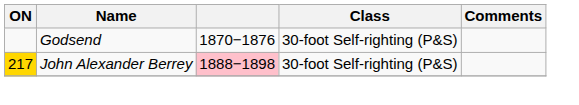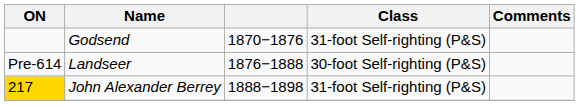(370, 40) 30-foot Self-righting (P&S) -> (398, 40) 31-foot Self-righting (P&S)
+ row: (100, 64)
(237, 64) pink background -> (266, 87) no background
(370, 64) 30-foot Self-righting (P&S) -> (398, 87) 31-foot Self-righting (P&S)
